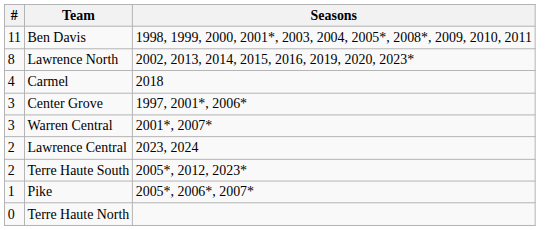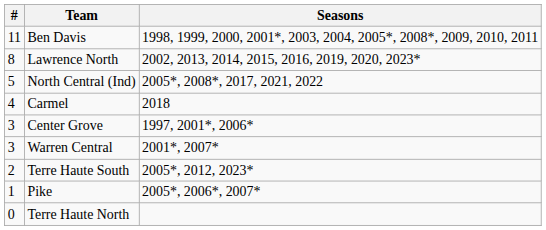+ row: (82, 81)
- row: (77, 147)
